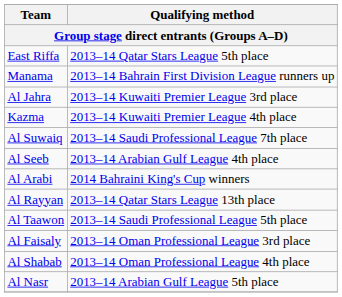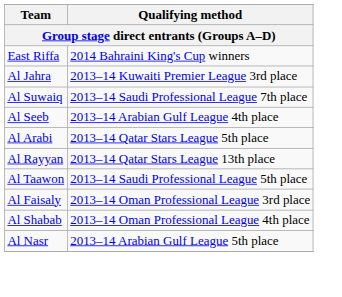(169, 55) 2013–14 Qatar Stars League 5th place -> (160, 55) 2014 Bahraini King's Cup winners
- row: (30, 76)
- row: (26, 117)
(160, 179) 2014 Bahraini King's Cup winners -> (169, 138) 2013–14 Qatar Stars League 5th place
